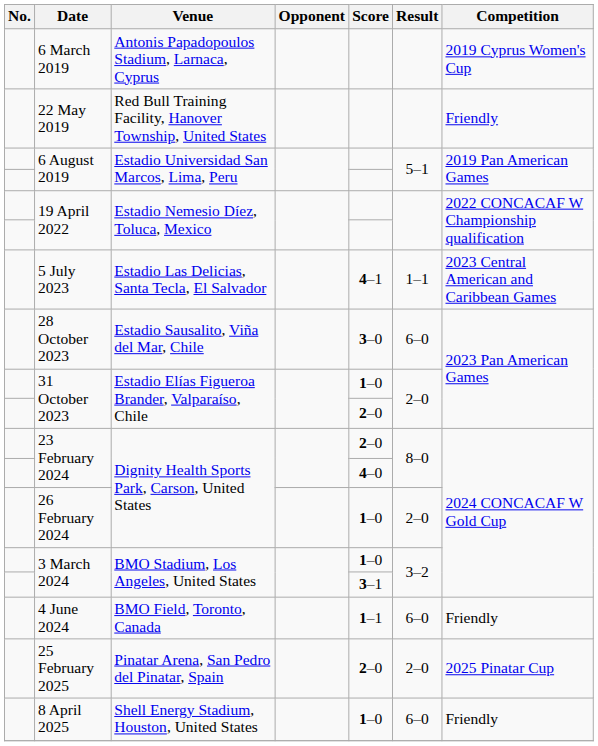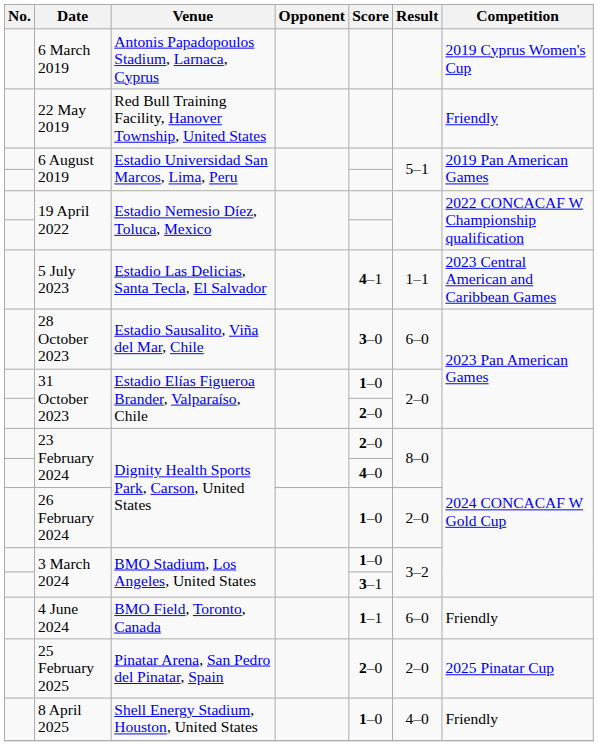(417, 719) 6–0 -> (417, 719) 4–0
